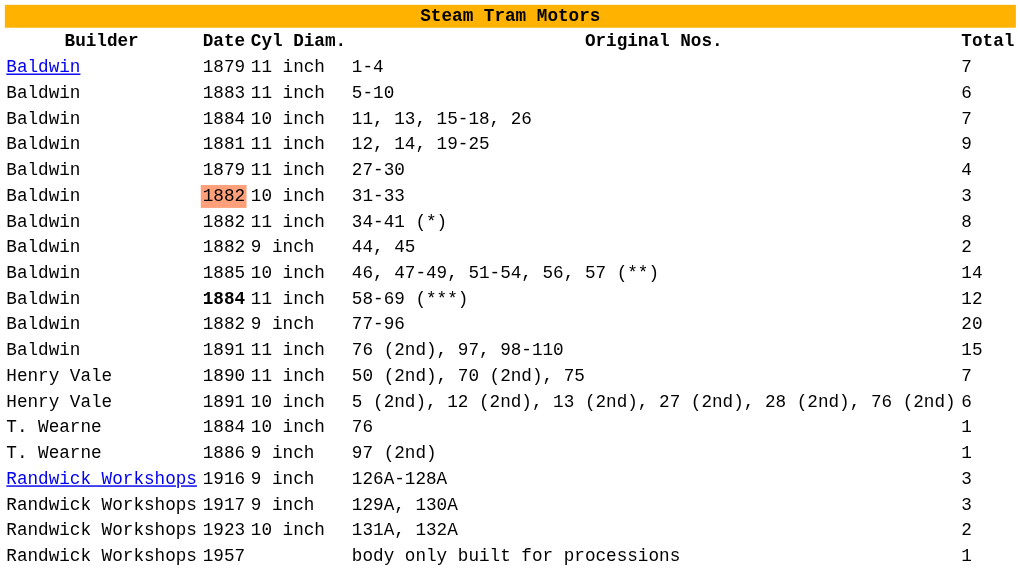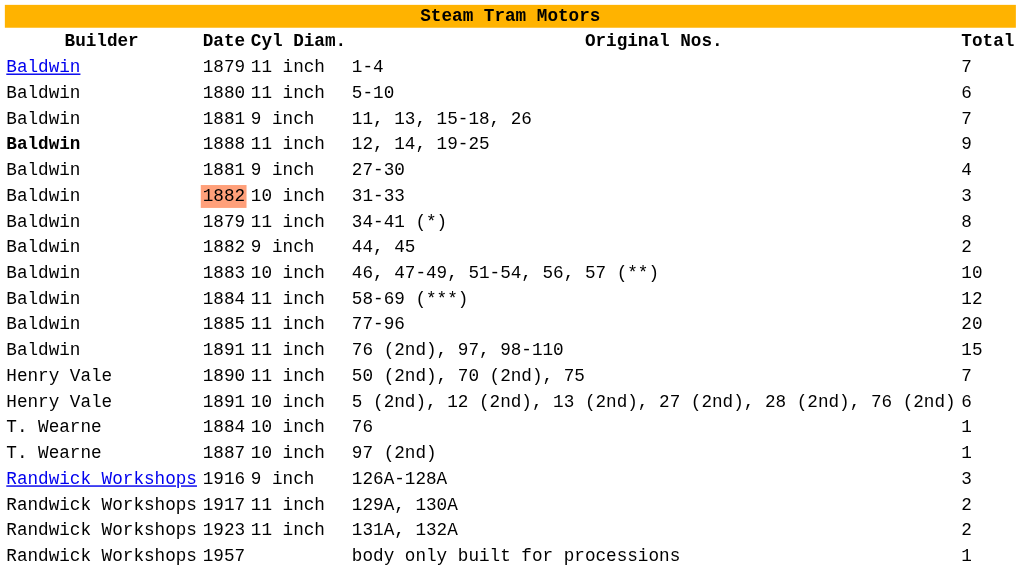(224, 94) 1883 -> (224, 94) 1880
(224, 119) 1884 -> (224, 119) 1881
(288, 119) 10 inch -> (283, 119) 9 inch
(43, 145) normal -> (43, 145) bold
(224, 145) 1881 -> (224, 145) 1888
(224, 171) 1879 -> (224, 171) 1881
(288, 171) 11 inch -> (283, 171) 9 inch
(224, 222) 1882 -> (224, 222) 1879
(224, 274) 1885 -> (224, 274) 1883
(972, 274) 14 -> (972, 274) 10
(224, 299) bold -> (224, 299) normal
(224, 325) 1882 -> (224, 325) 1885
(283, 325) 9 inch -> (288, 325) 11 inch
(224, 454) 1886 -> (224, 454) 1887
(283, 454) 9 inch -> (288, 454) 10 inch
(283, 505) 9 inch -> (288, 505) 11 inch
(967, 505) 3 -> (967, 505) 2
(288, 531) 10 inch -> (288, 531) 11 inch
